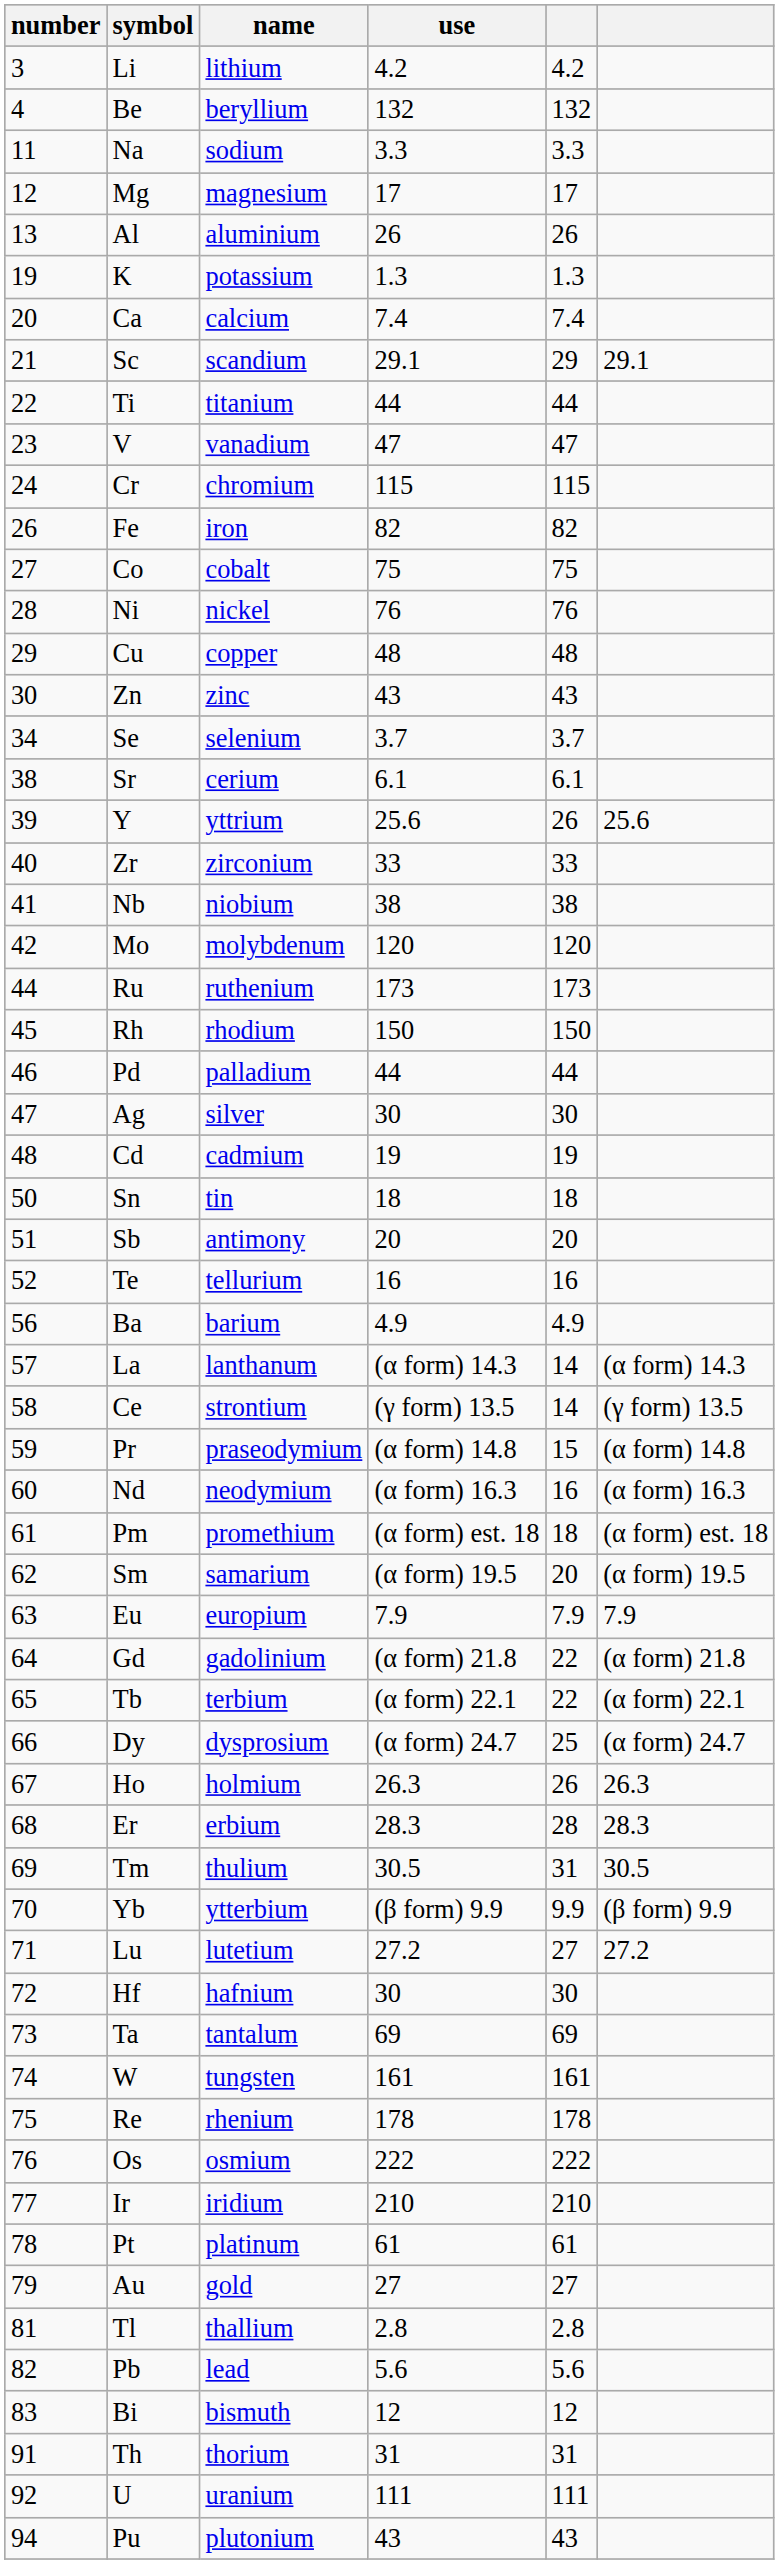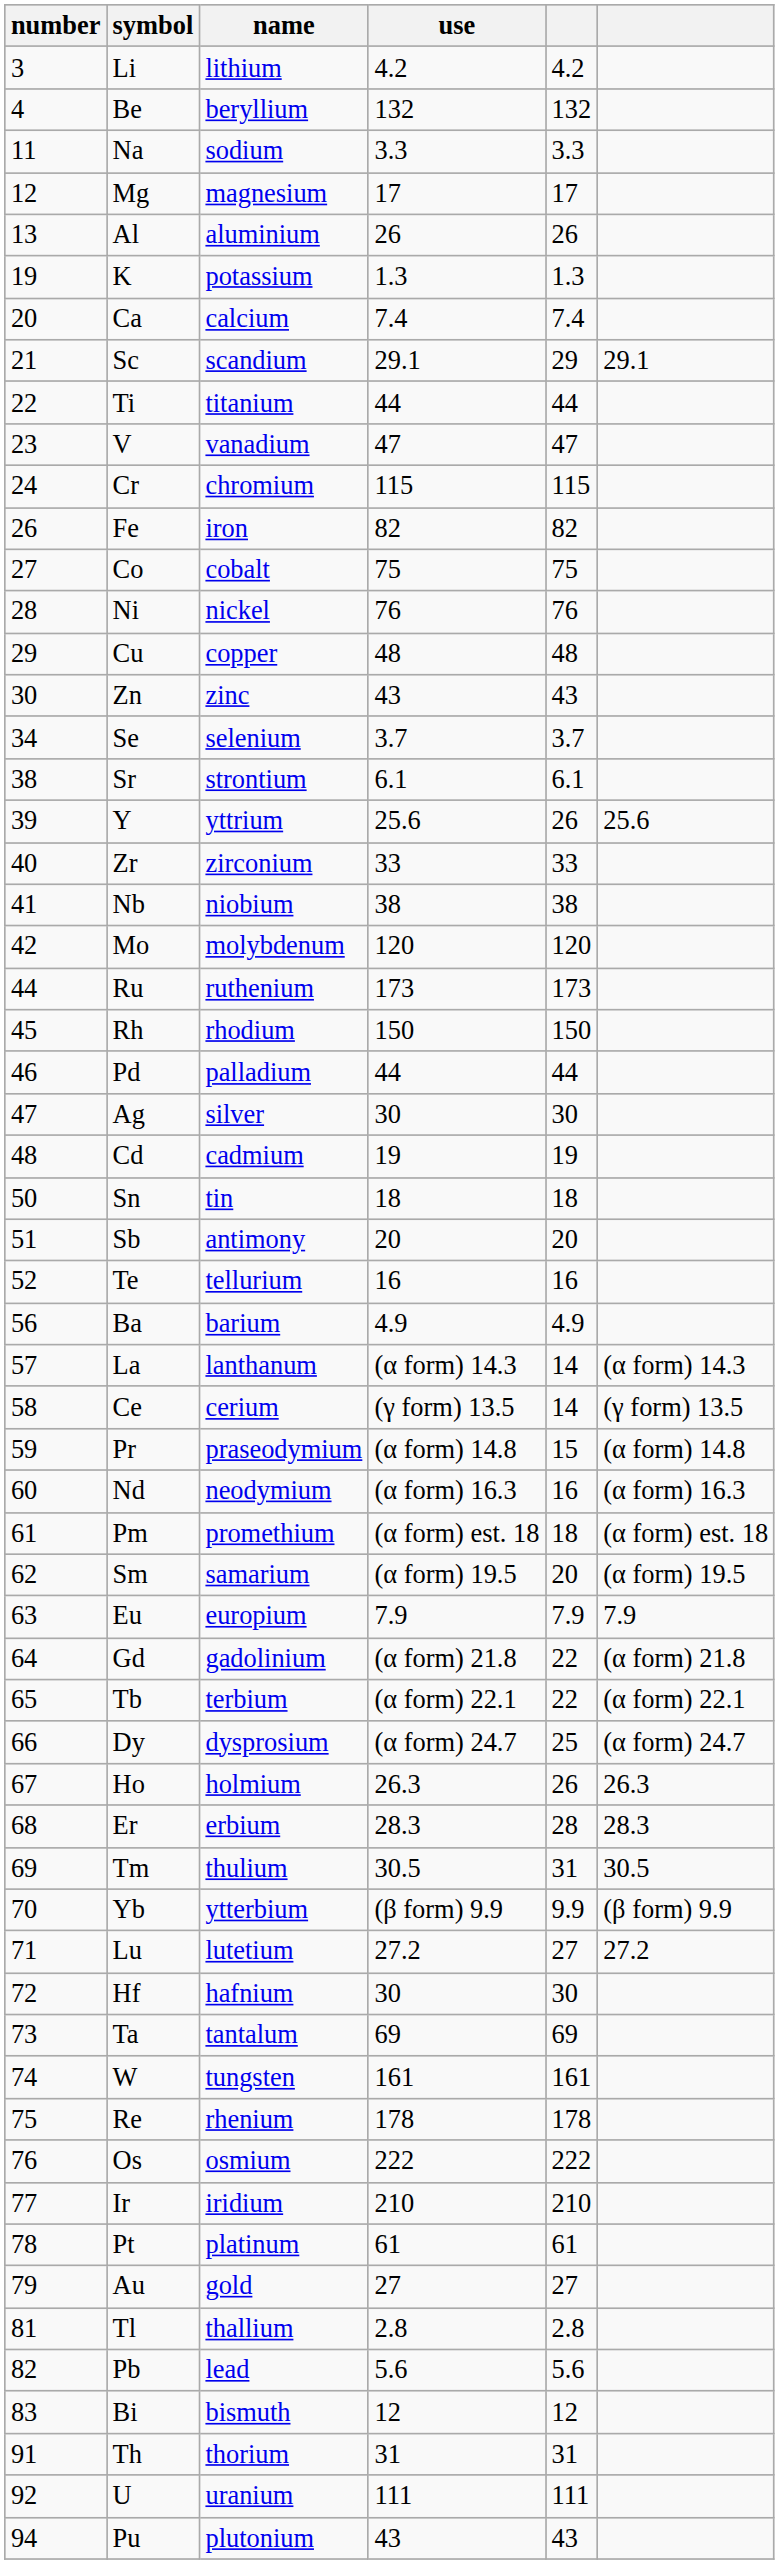(242, 779) cerium -> (256, 779) strontium
(256, 1407) strontium -> (242, 1407) cerium
